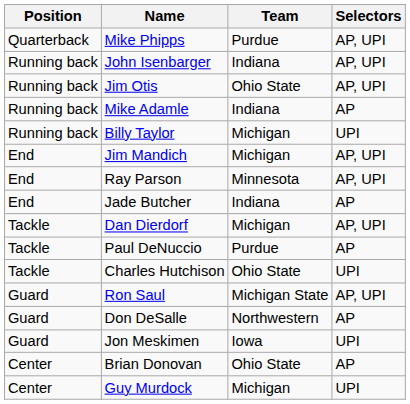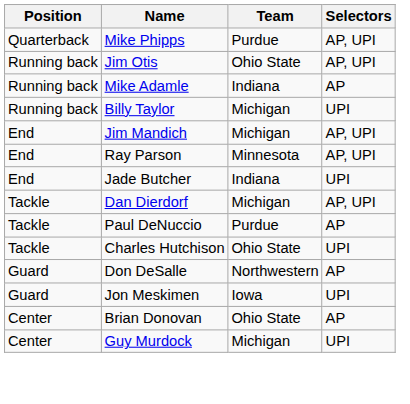- row: (158, 63)
(345, 202) AP -> (338, 179) UPI
- row: (135, 295)
